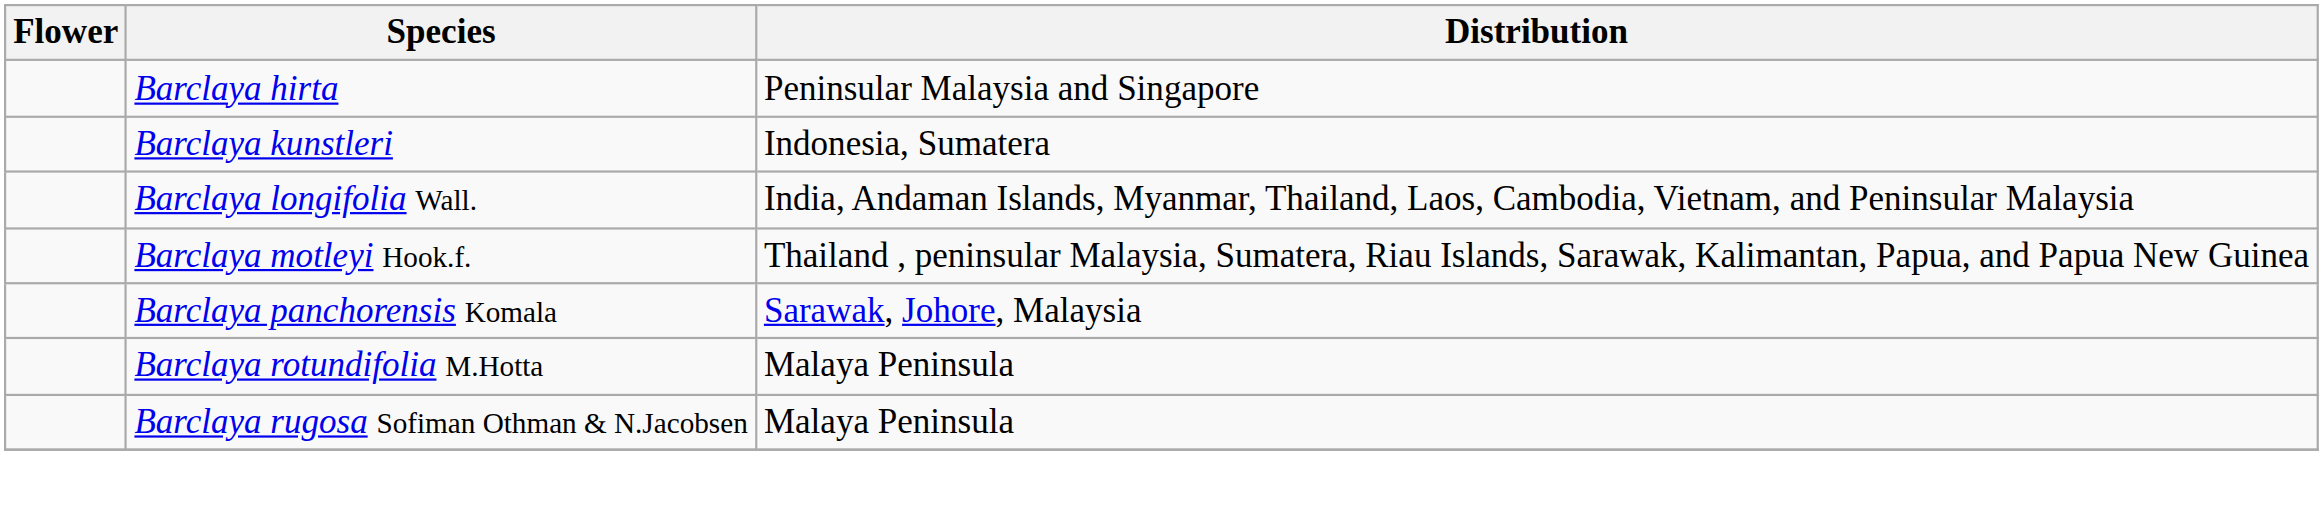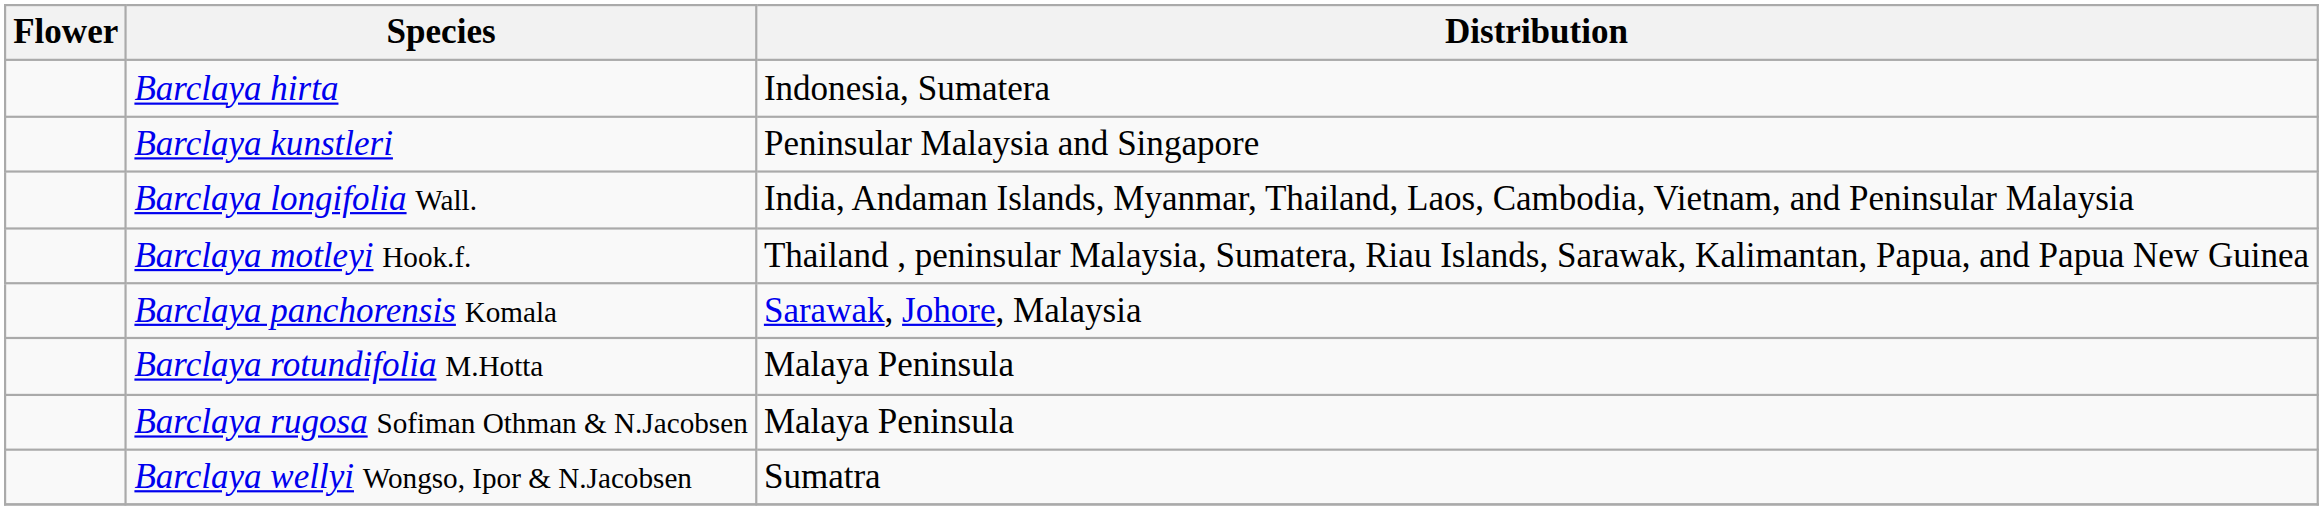(1012, 87) Peninsular Malaysia and Singapore -> (907, 87) Indonesia, Sumatera
(907, 143) Indonesia, Sumatera -> (1012, 143) Peninsular Malaysia and Singapore
+ row: (413, 476)
